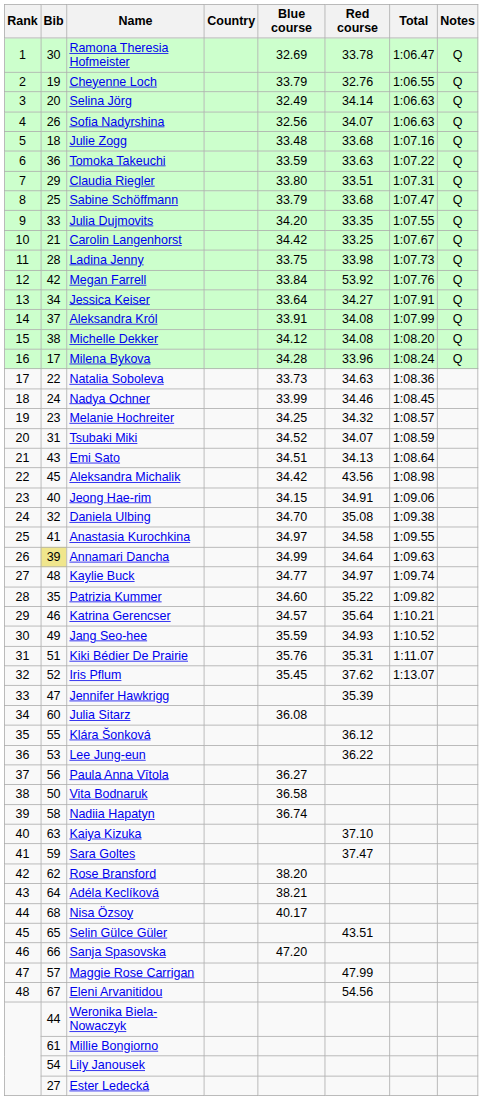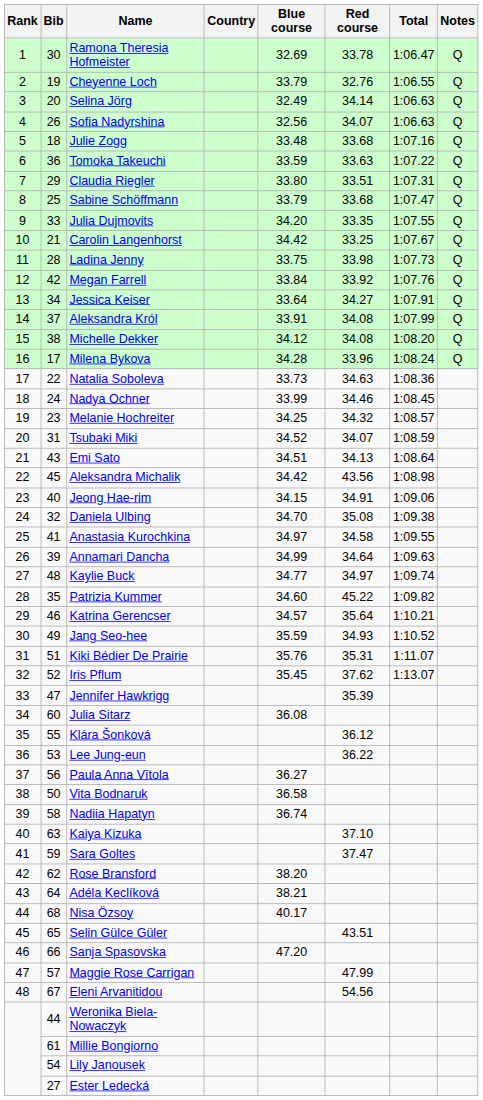(358, 279) 53.92 -> (358, 279) 33.92
(54, 557) khaki background -> (54, 557) no background
(358, 596) 35.22 -> (358, 596) 45.22
